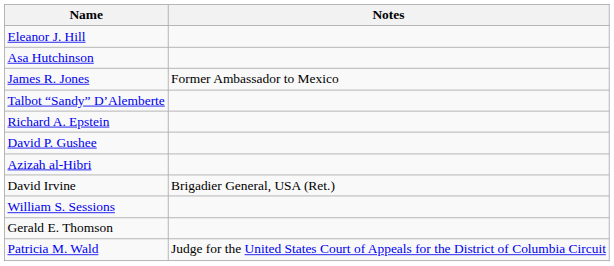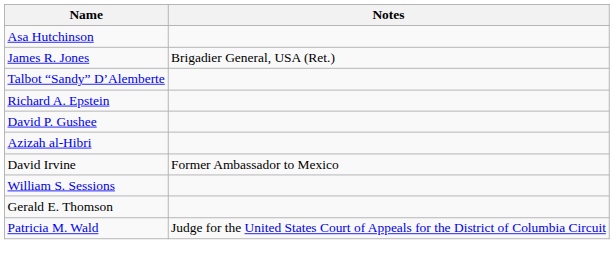- row: (47, 36)
(255, 79) Former Ambassador to Mexico -> (253, 57) Brigadier General, USA (Ret.)
(253, 185) Brigadier General, USA (Ret.) -> (255, 164) Former Ambassador to Mexico
